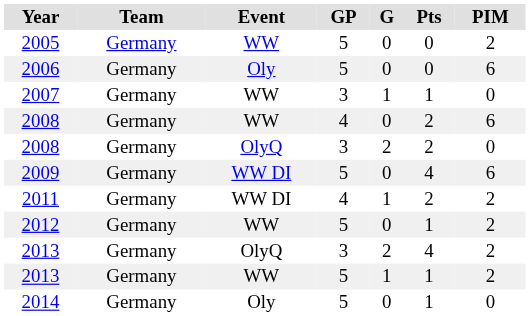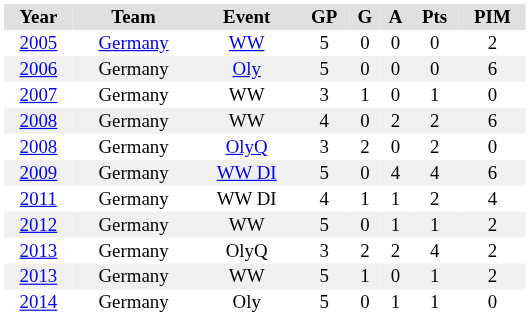+ column: (396, 16)
(490, 198) 2 -> (492, 198) 4
